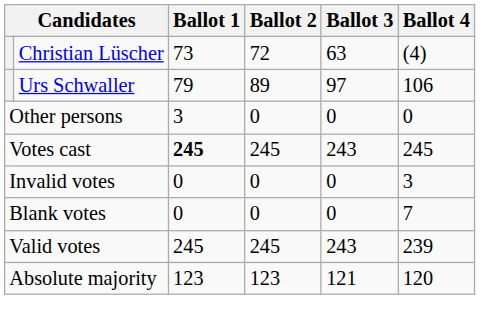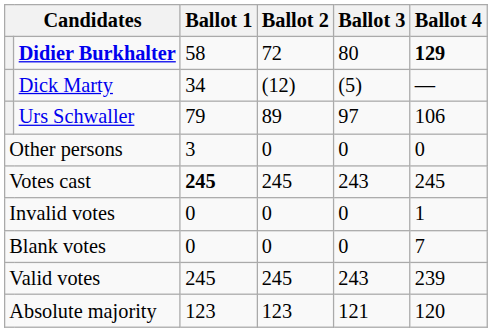+ row: (97, 52)
- row: (91, 52)
+ row: (66, 85)
(408, 181) 3 -> (420, 213) 1
